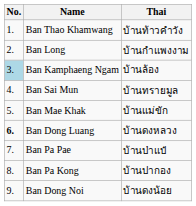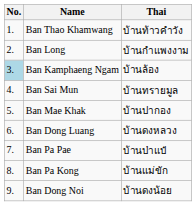(146, 110) บ้านแม่ขัก -> (147, 110) บ้านปากอง
(10, 130) bold -> (10, 130) normal
(147, 171) บ้านปากอง -> (146, 171) บ้านแม่ขัก
